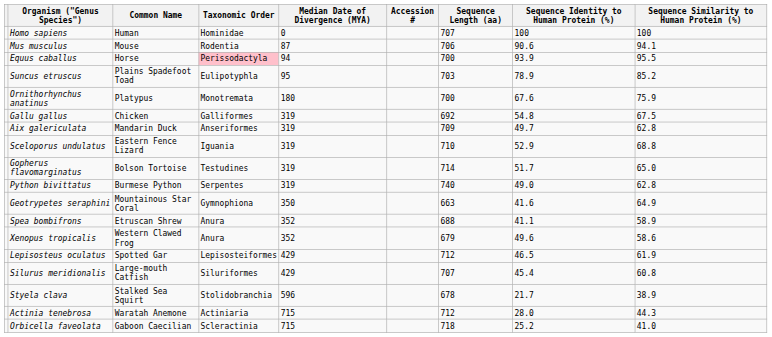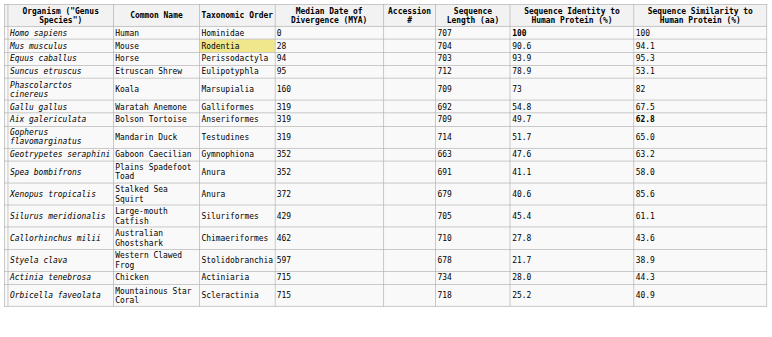(522, 33) normal -> (519, 33) bold
(220, 46) no background -> (221, 46) khaki background
(285, 46) 87 -> (282, 46) 28
(448, 46) 706 -> (445, 46) 704
(234, 59) pink background -> (235, 59) no background
(448, 59) 700 -> (445, 59) 703
(646, 59) 95.5 -> (645, 59) 95.3
(153, 76) Plains Spadefoot Toad -> (149, 72) Etruscan Shrew
(448, 76) 703 -> (445, 72) 712
(646, 76) 85.2 -> (645, 72) 53.1
+ row: (41, 89)
- row: (46, 98)
(132, 116) Chicken -> (151, 107) Waratah Anemone
(146, 129) Mandarin Duck -> (151, 120) Bolson Tortoise
(646, 129) normal -> (645, 120) bold
- row: (58, 146)
(151, 168) Bolson Tortoise -> (146, 137) Mandarin Duck
- row: (51, 186)
(153, 203) Mountainous Star Coral -> (153, 155) Gaboon Caecilian
(288, 203) 350 -> (284, 155) 352
(524, 203) 41.6 -> (522, 155) 47.6
(646, 203) 64.9 -> (645, 155) 63.2
(148, 221) Etruscan Shrew -> (153, 172) Plains Spadefoot Toad
(448, 221) 688 -> (445, 172) 691
(646, 221) 58.9 -> (645, 172) 58.0
(148, 238) Western Clawed Frog -> (141, 194) Stalked Sea Squirt
(288, 238) 352 -> (284, 194) 372
(524, 238) 49.6 -> (522, 194) 40.6
(646, 238) 58.6 -> (645, 194) 85.6
- row: (58, 256)
(448, 273) 707 -> (445, 216) 705
(646, 273) 60.8 -> (645, 216) 61.1
+ row: (55, 238)
(141, 295) Stalked Sea Squirt -> (149, 260) Western Clawed Frog
(288, 295) 596 -> (284, 260) 597
(151, 313) Waratah Anemone -> (132, 278) Chicken
(448, 313) 712 -> (445, 278) 734
(153, 326) Gaboon Caecilian -> (153, 295) Mountainous Star Coral
(646, 326) 41.0 -> (645, 295) 40.9
